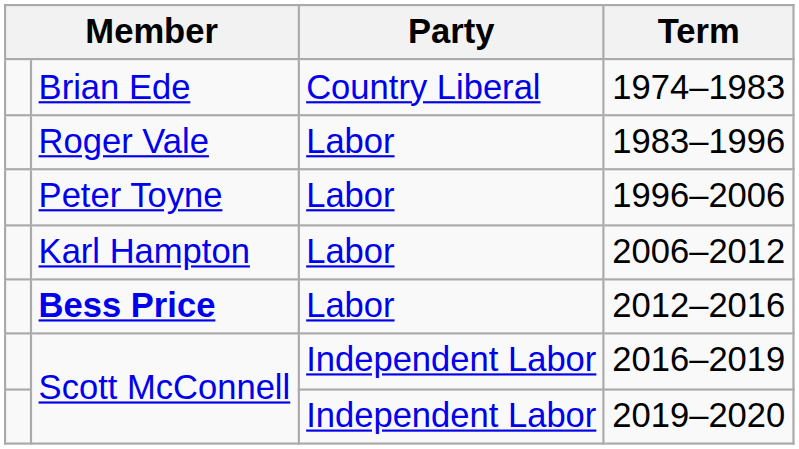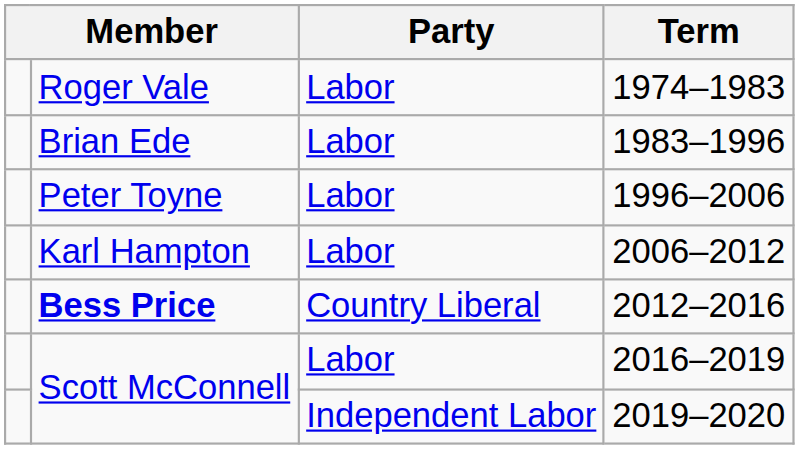(114, 86) Brian Ede -> (124, 86) Roger Vale
(423, 86) Country Liberal -> (350, 86) Labor
(124, 141) Roger Vale -> (114, 141) Brian Ede
(350, 305) Labor -> (423, 305) Country Liberal
(451, 360) Independent Labor -> (350, 360) Labor
